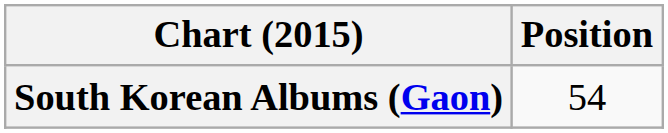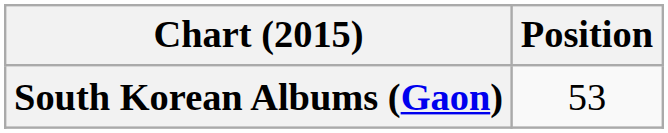(587, 95) 54 -> (587, 95) 53
